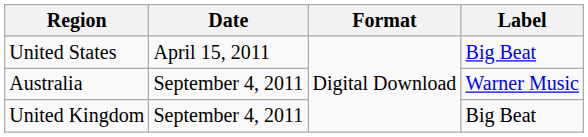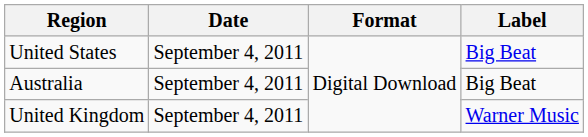(212, 52) April 15, 2011 -> (228, 52) September 4, 2011
(522, 83) Warner Music -> (501, 83) Big Beat
(501, 115) Big Beat -> (522, 115) Warner Music
